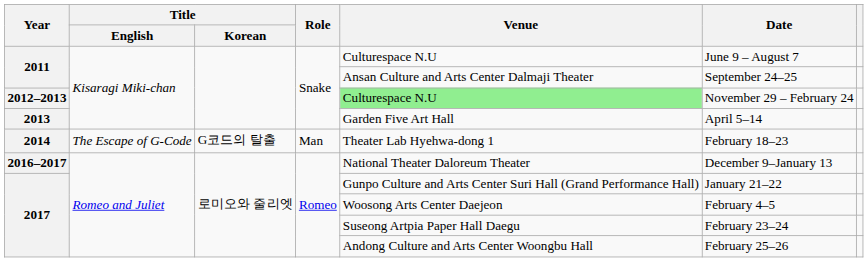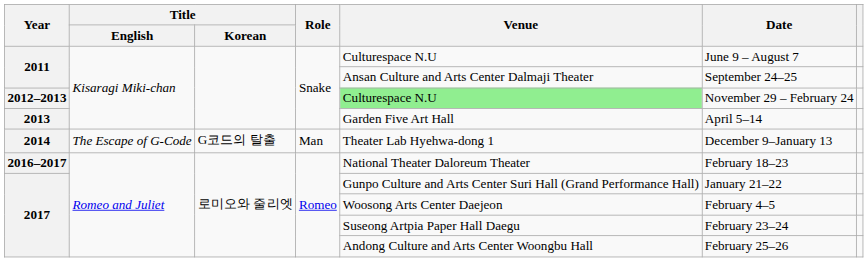(747, 140) February 18–23 -> (769, 140) December 9–January 13
(769, 163) December 9–January 13 -> (747, 163) February 18–23
